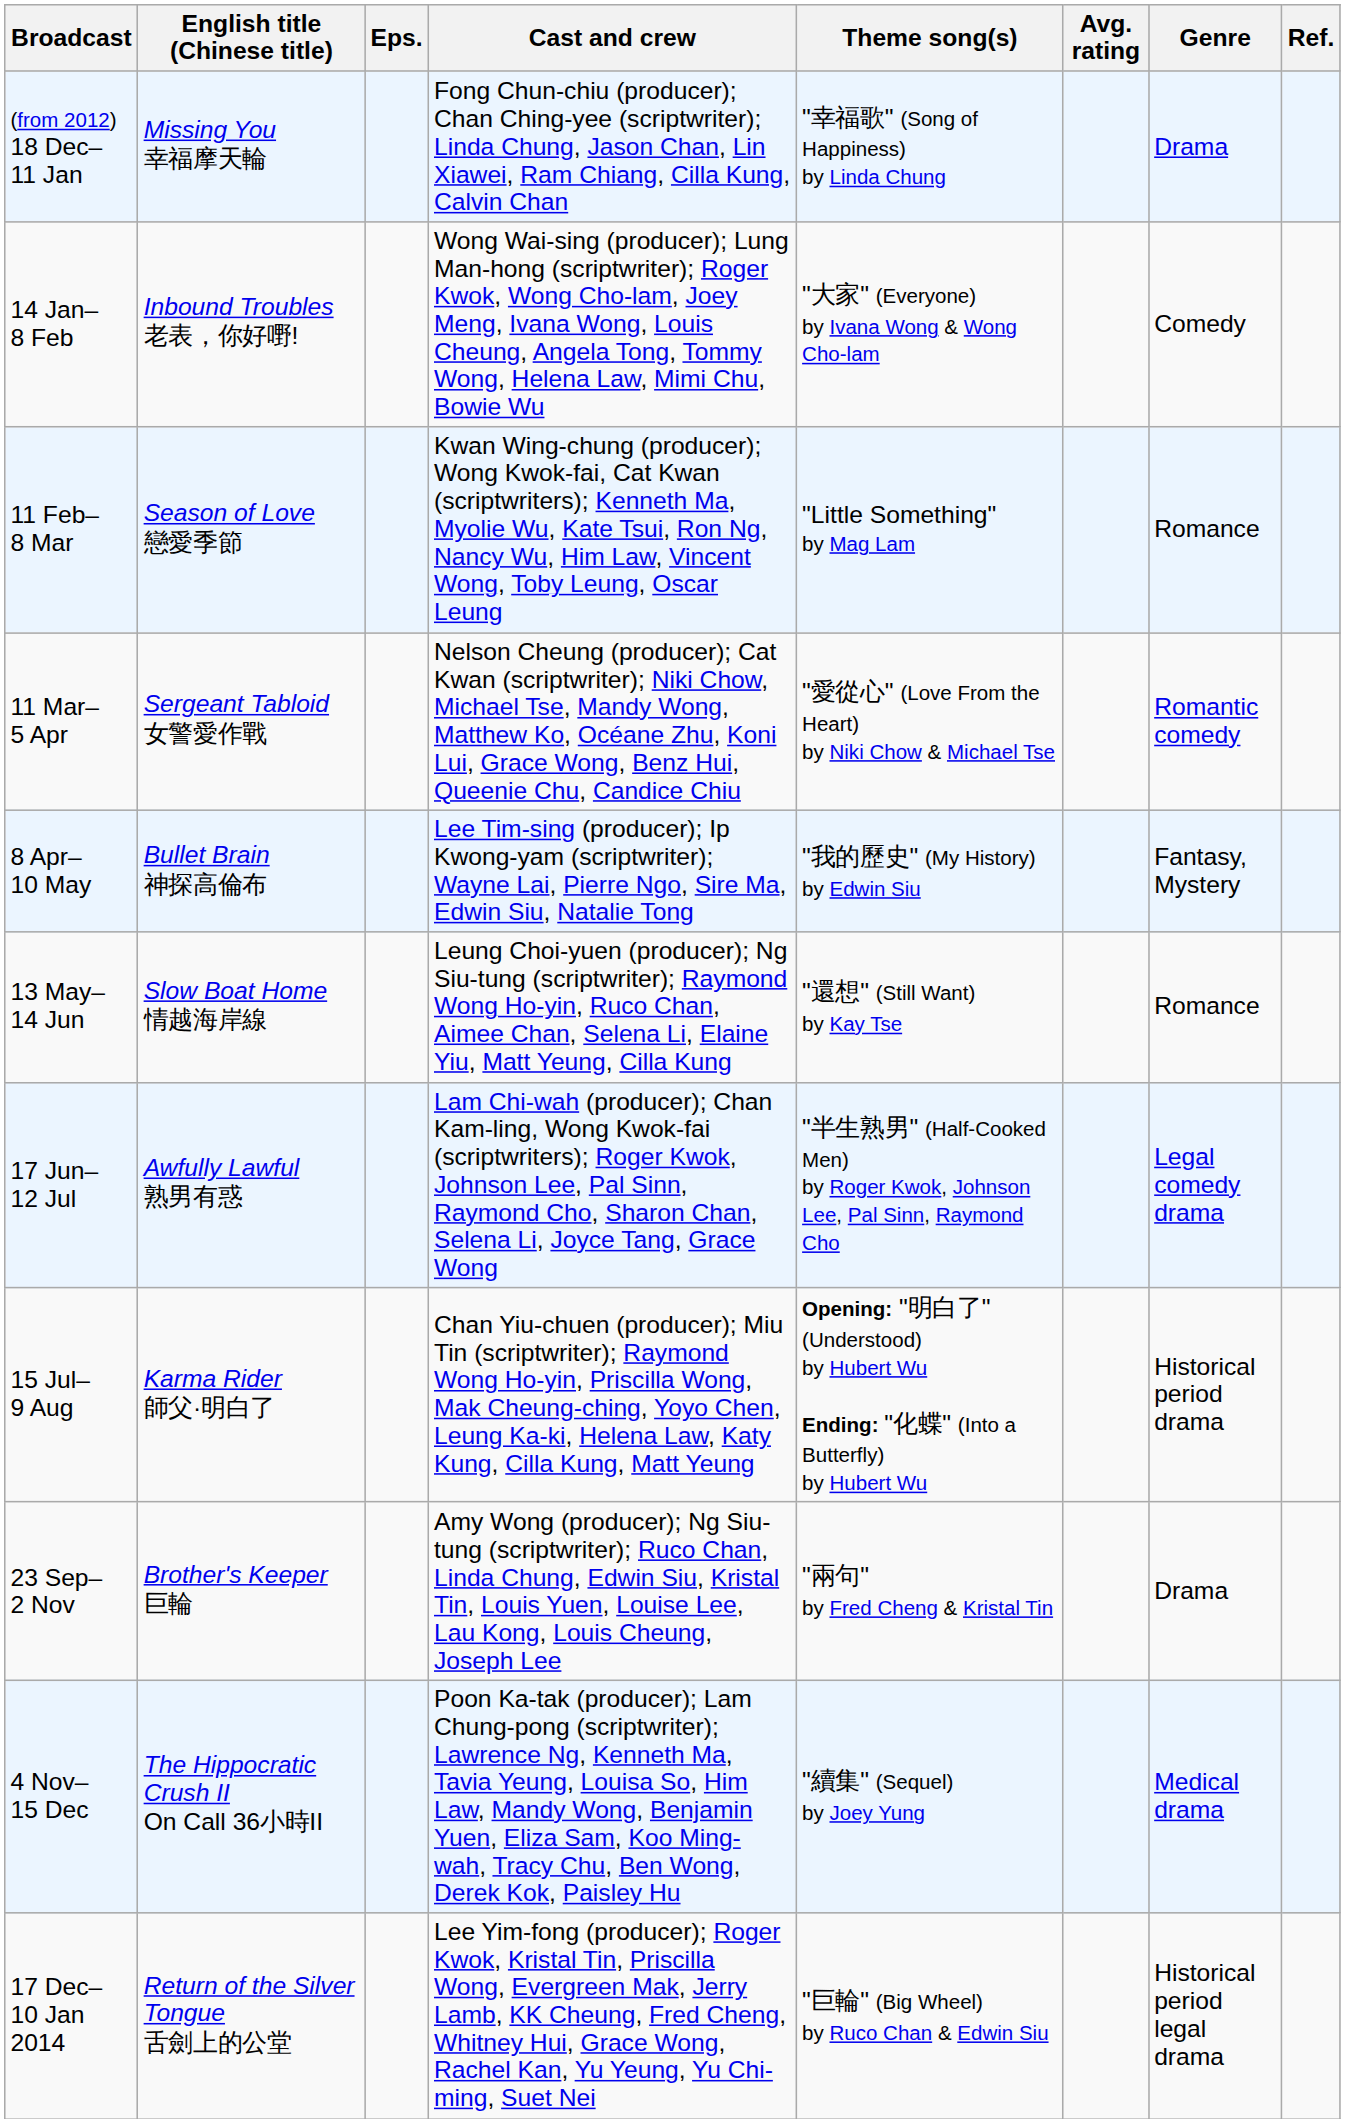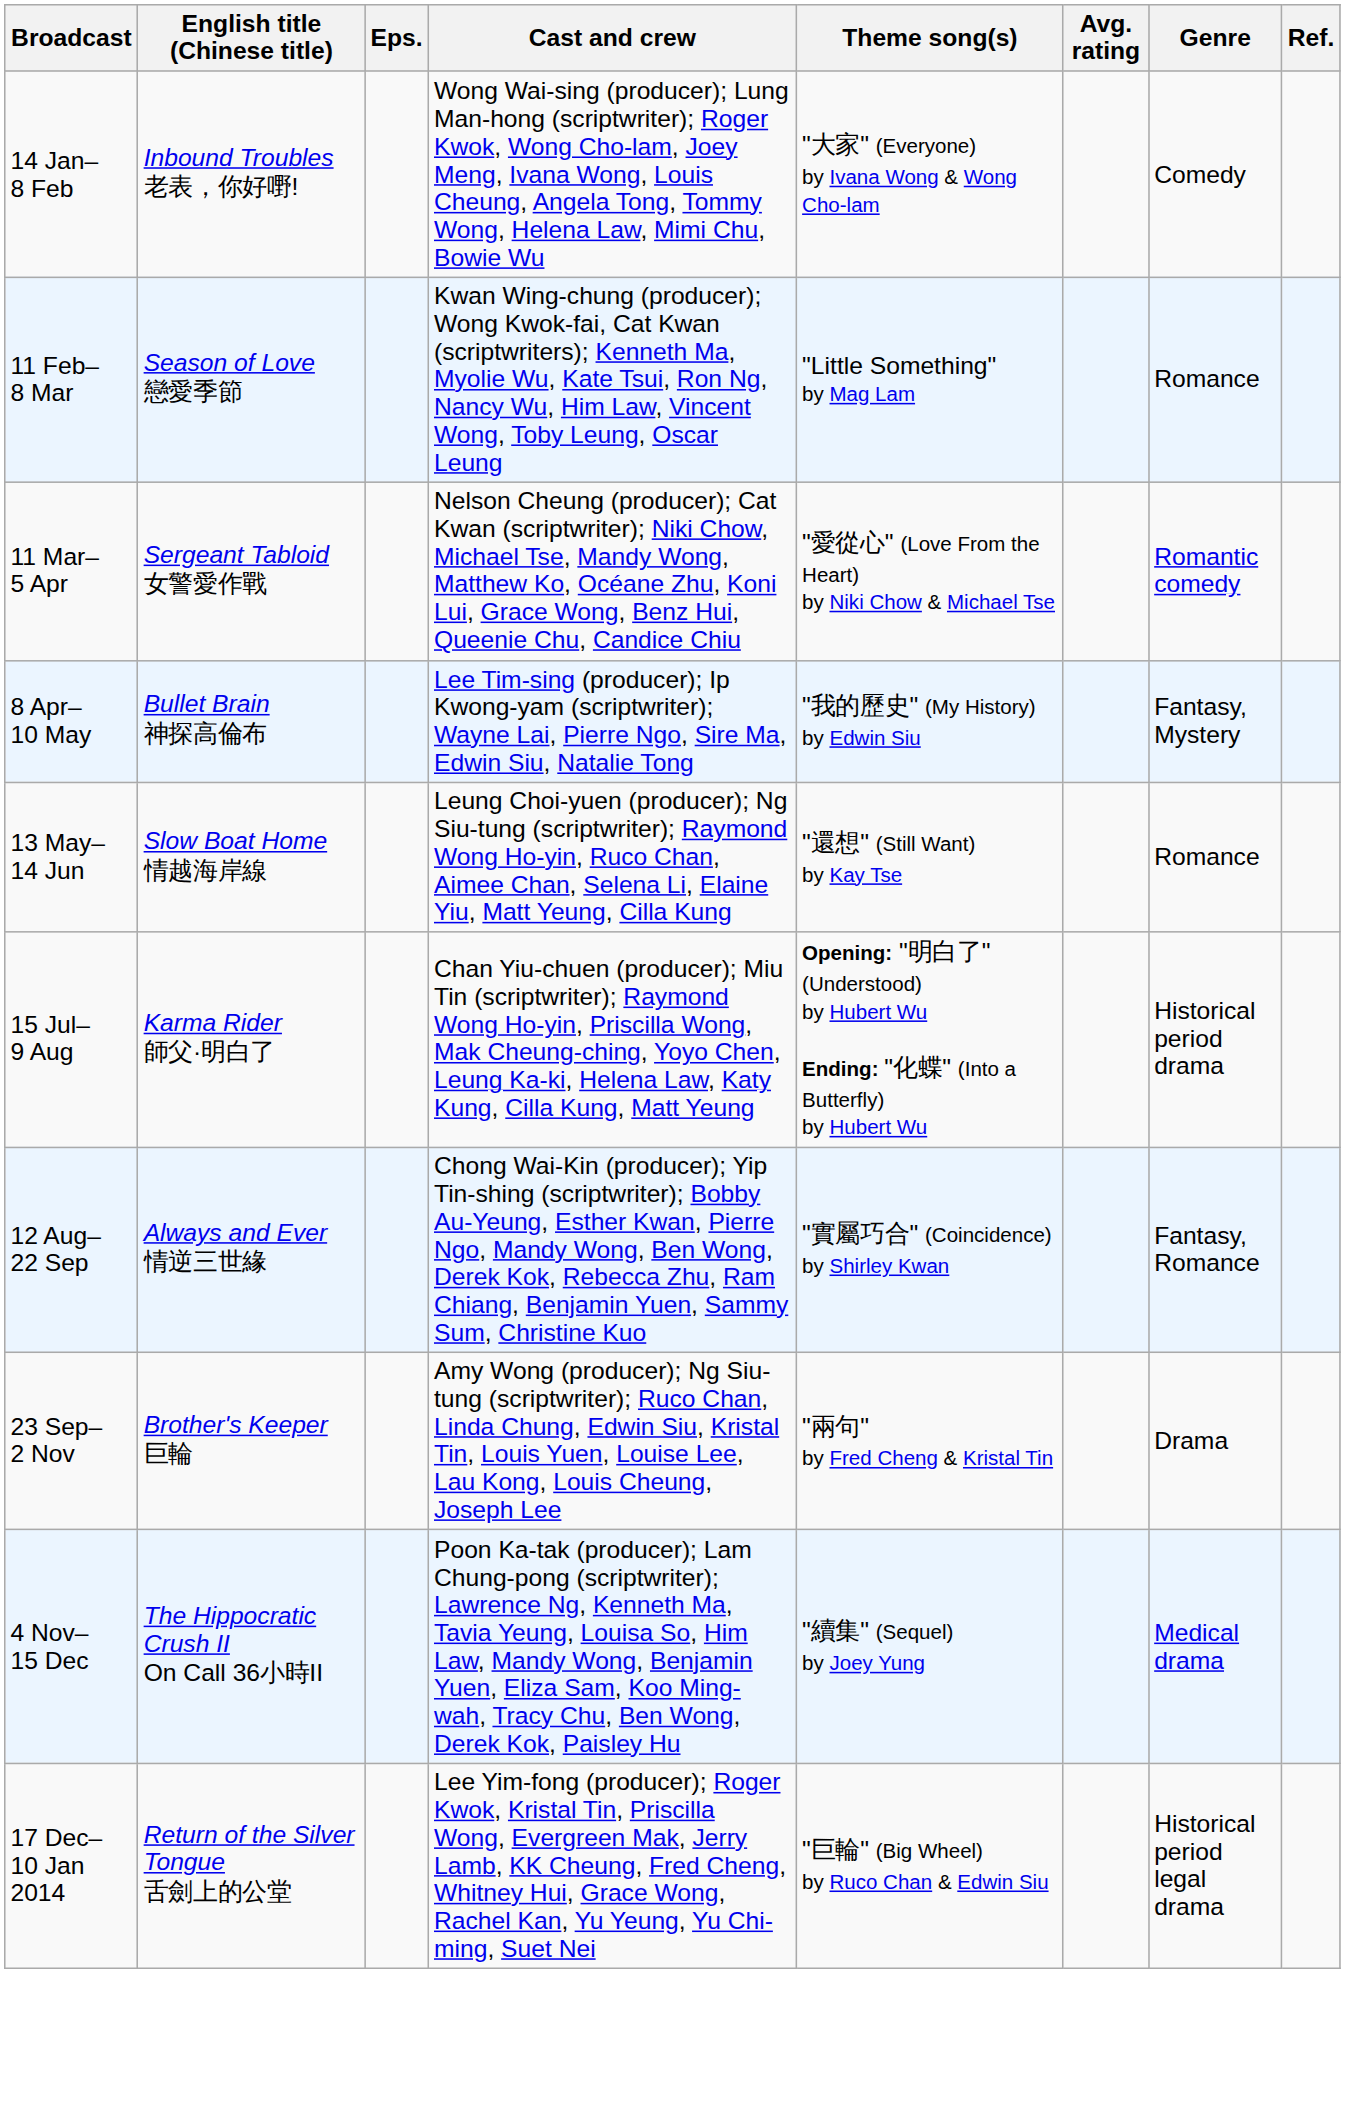- row: (64, 147)
- row: (54, 1184)
+ row: (56, 1249)
